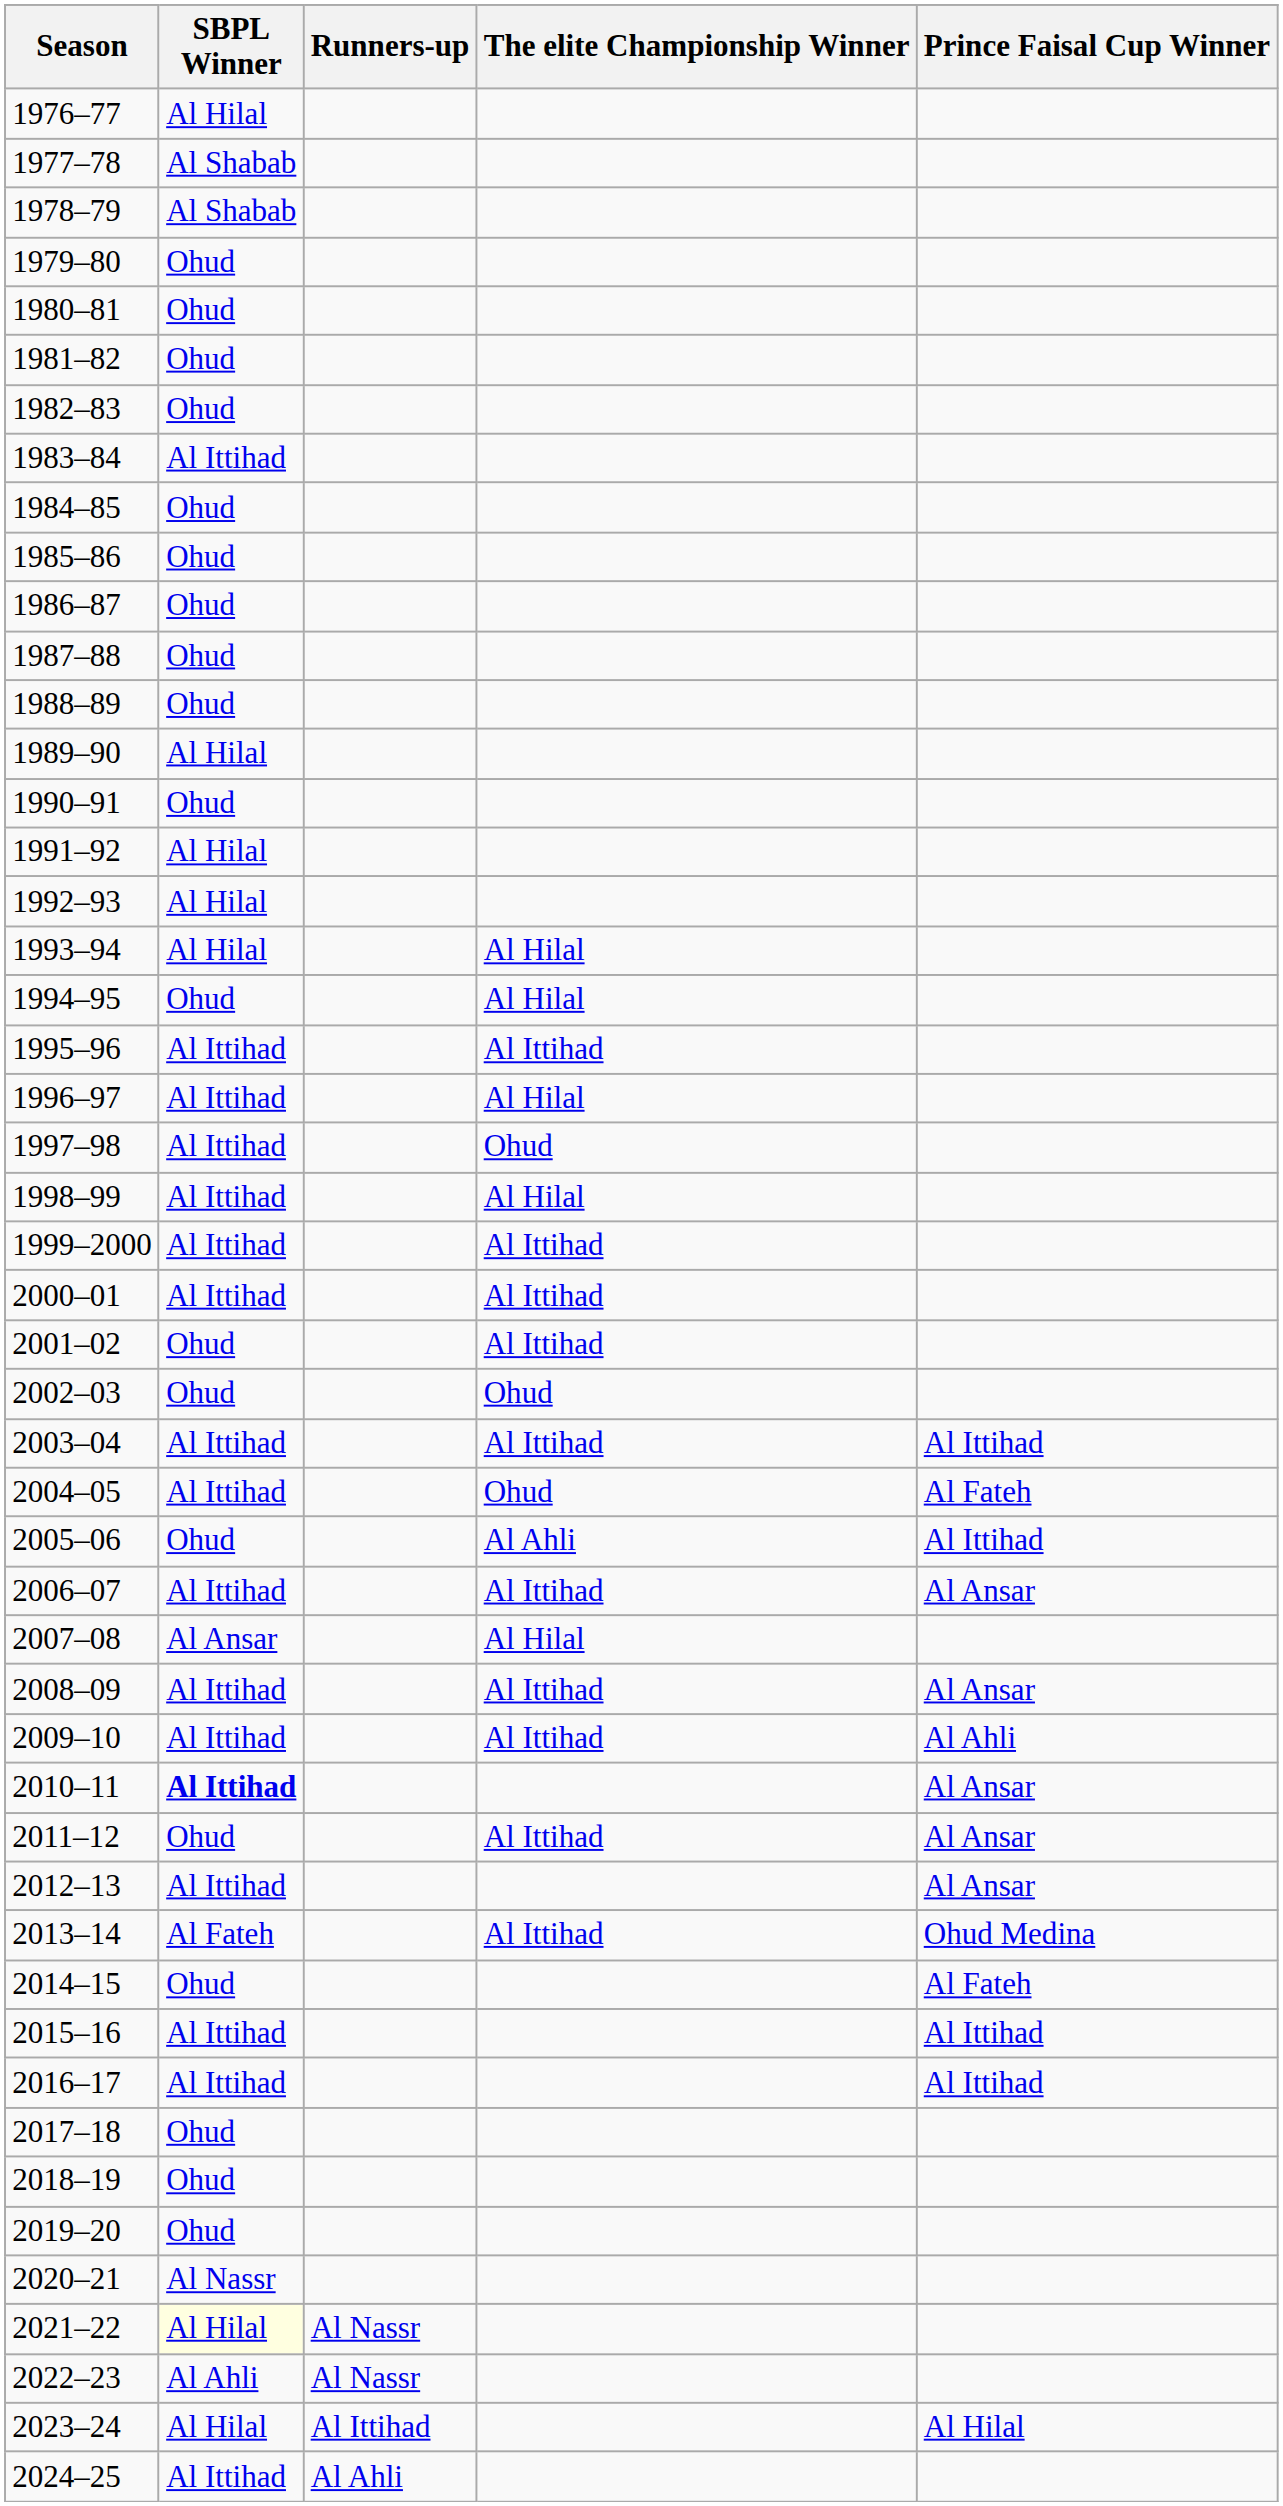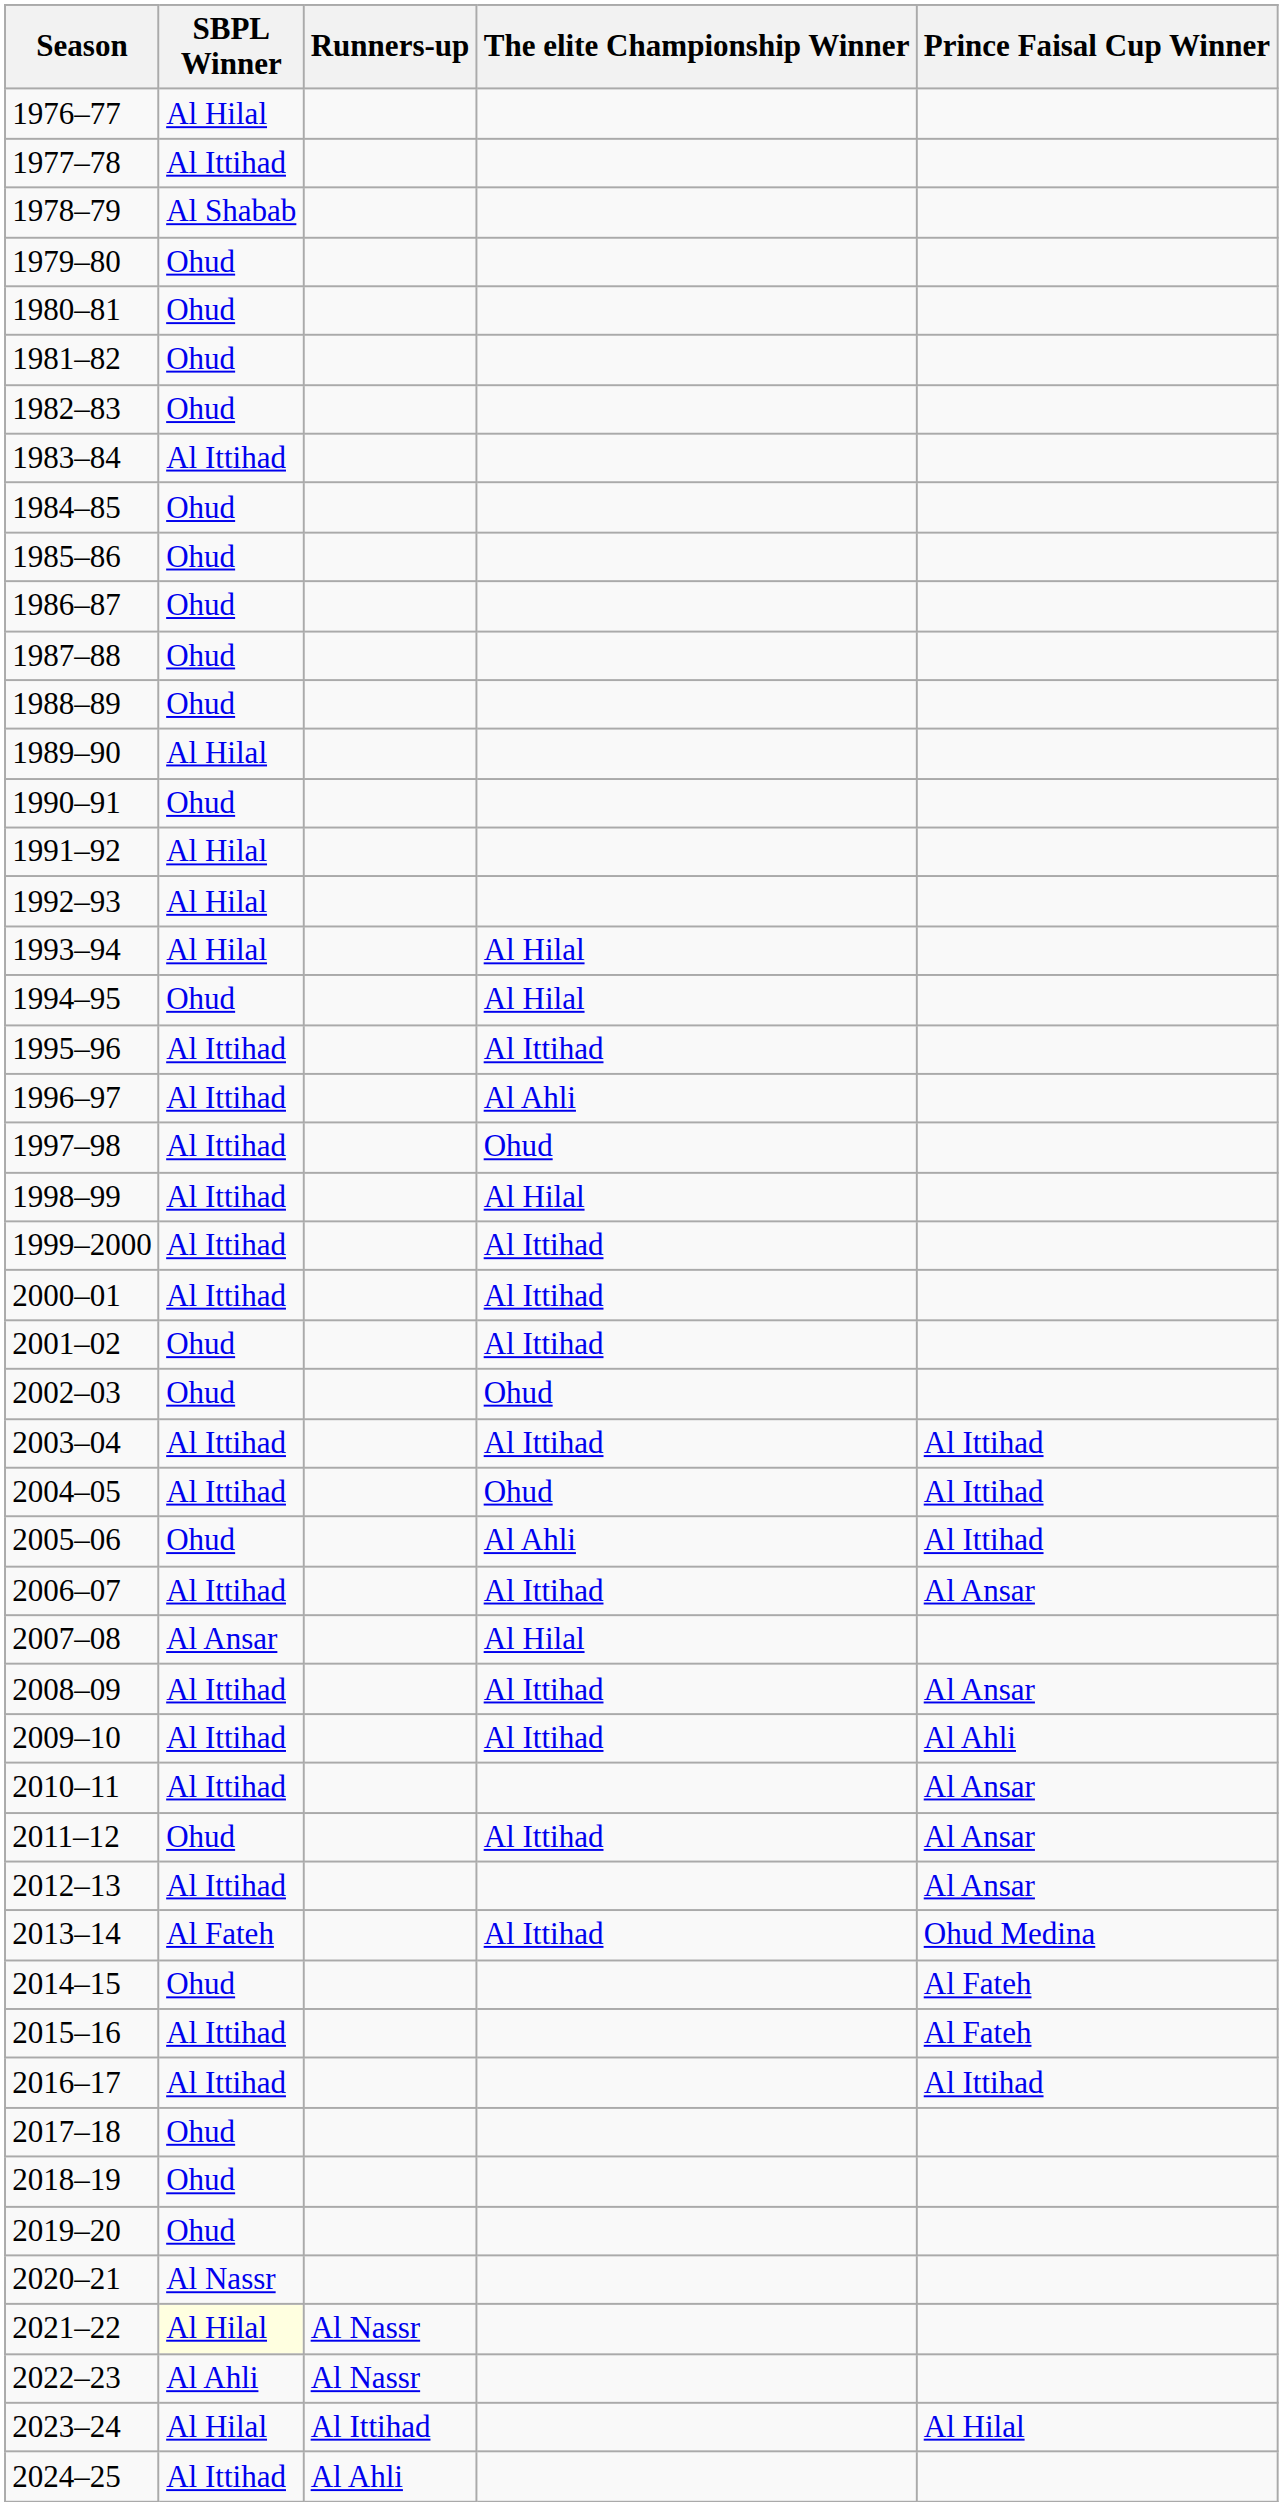(231, 162) Al Shabab -> (226, 162) Al Ittihad
(534, 1097) Al Hilal -> (530, 1097) Al Ahli
(978, 1491) Al Fateh -> (984, 1491) Al Ittihad
(231, 1786) bold -> (226, 1786) normal
(984, 2033) Al Ittihad -> (978, 2033) Al Fateh
